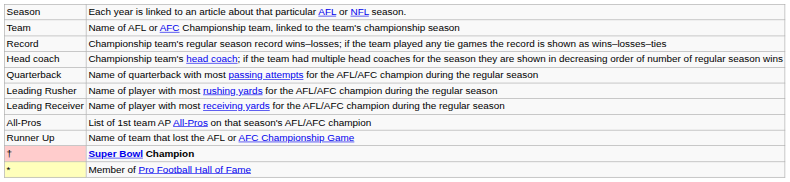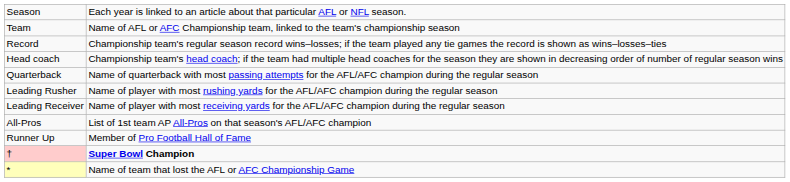(221, 138) Name of team that lost the AFL or AFC Championship Game -> (170, 138) Member of Pro Football Hall of Fame
(170, 169) Member of Pro Football Hall of Fame -> (221, 169) Name of team that lost the AFL or AFC Championship Game
